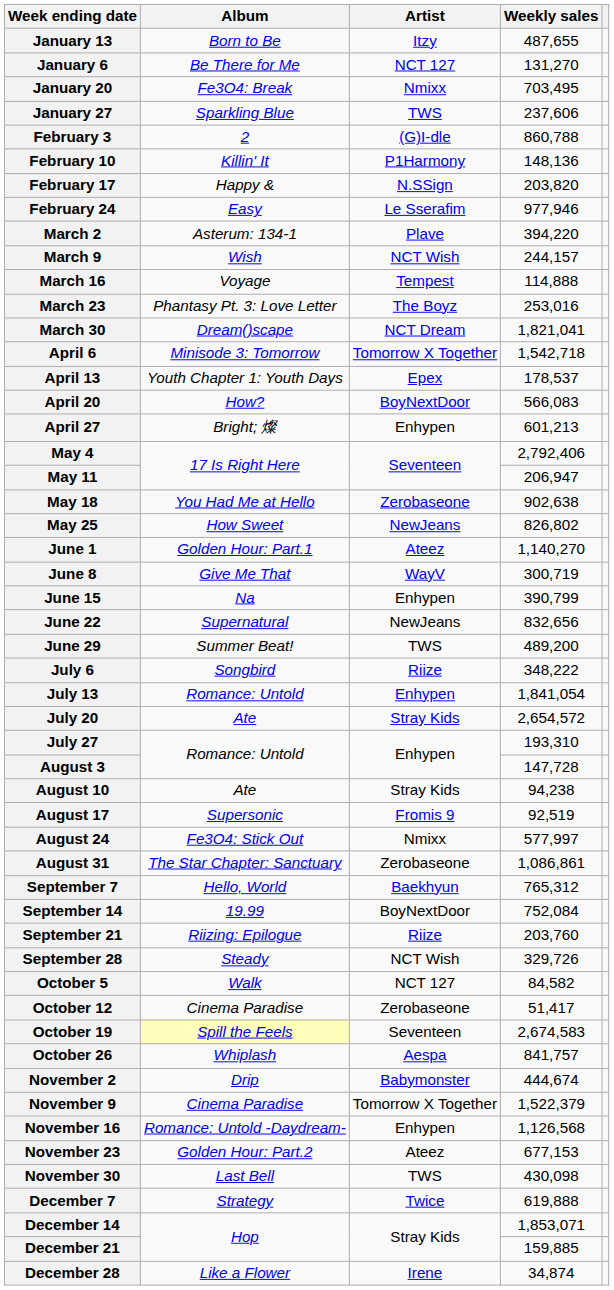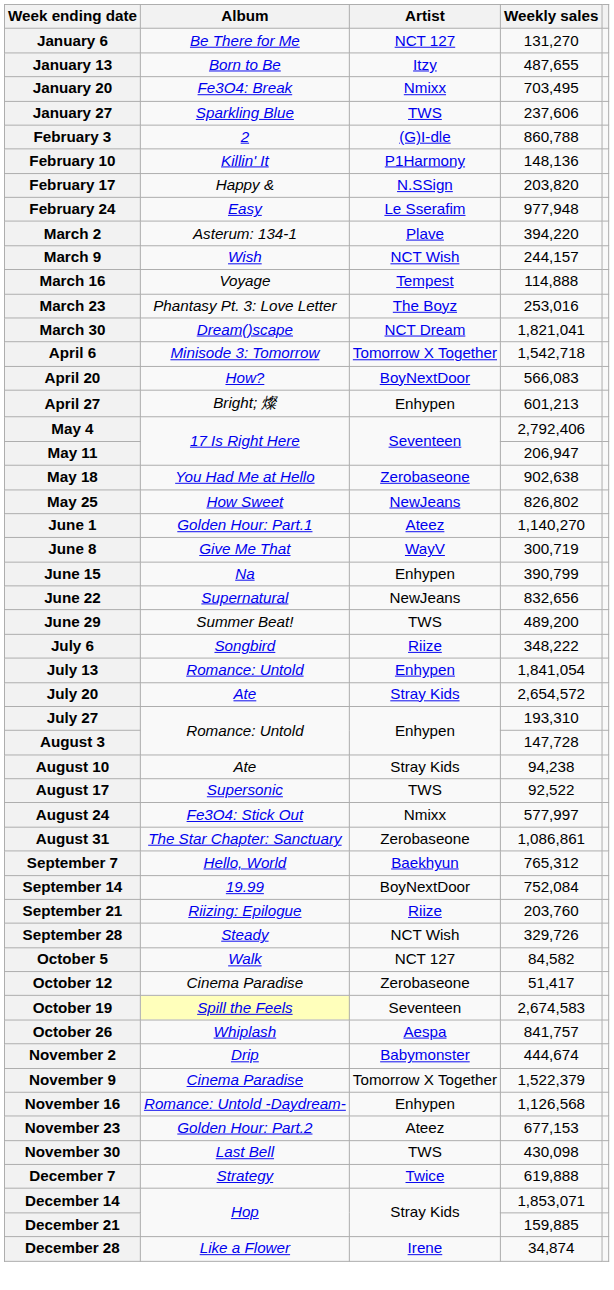rows swapped: (72, 64) <-> (72, 40)
(551, 209) 977,946 -> (551, 209) 977,948
- row: (72, 378)
(425, 814) Fromis 9 -> (425, 790) TWS
(551, 814) 92,519 -> (551, 790) 92,522
